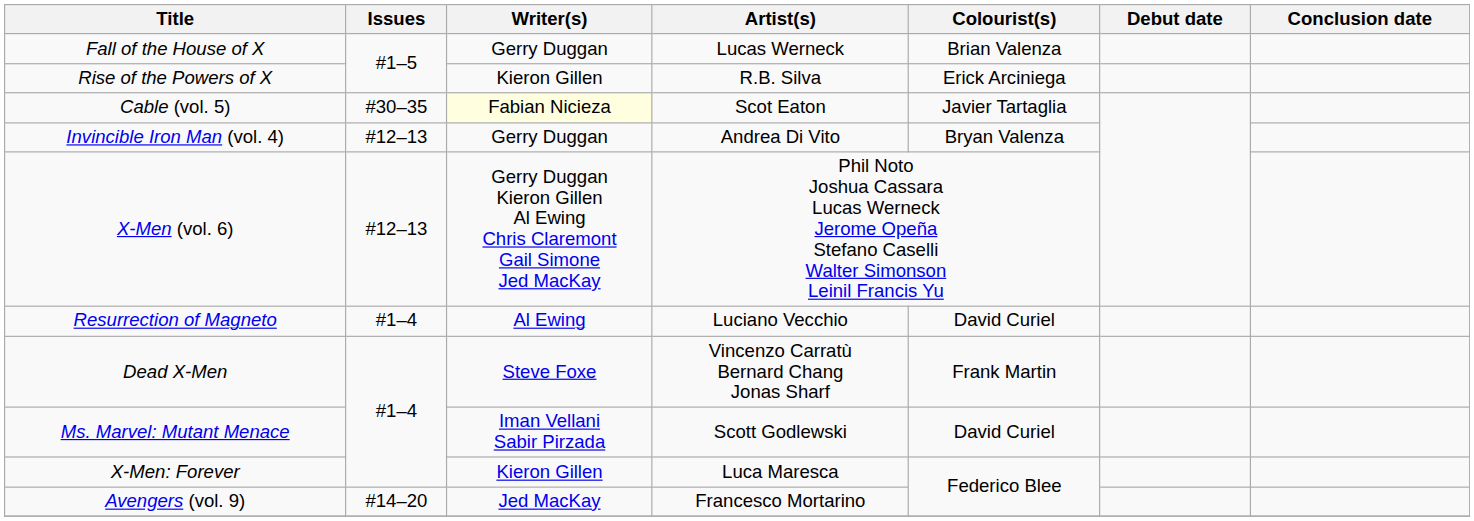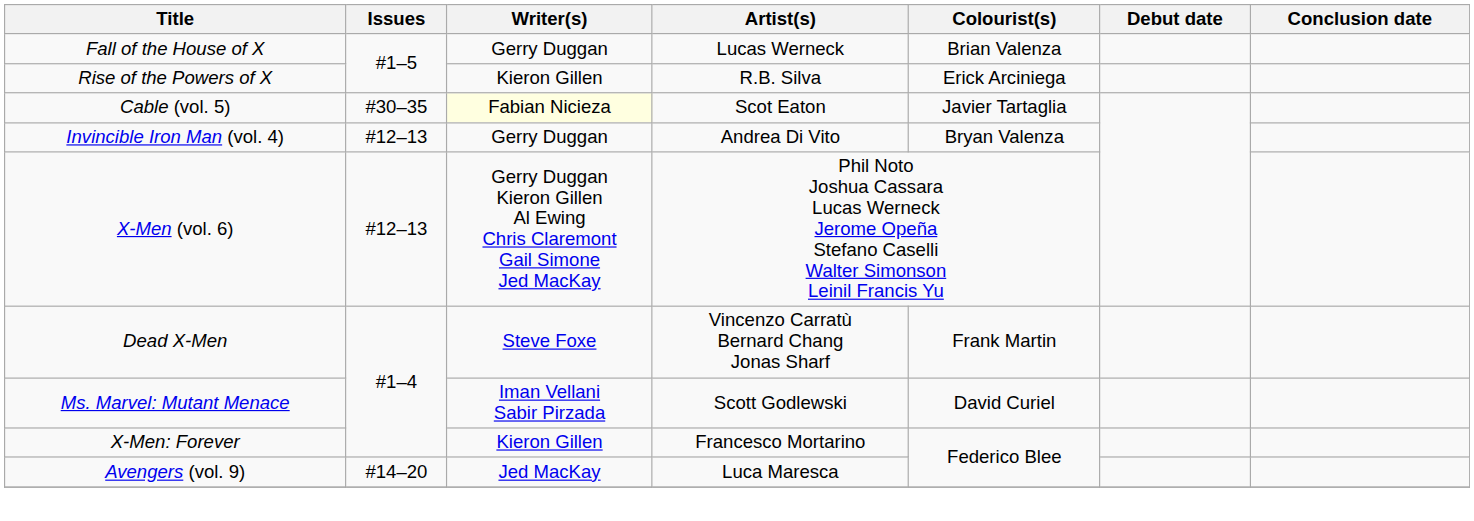- row: (175, 321)
(780, 472) Luca Maresca -> (780, 442) Francesco Mortarino
(780, 501) Francesco Mortarino -> (780, 472) Luca Maresca
